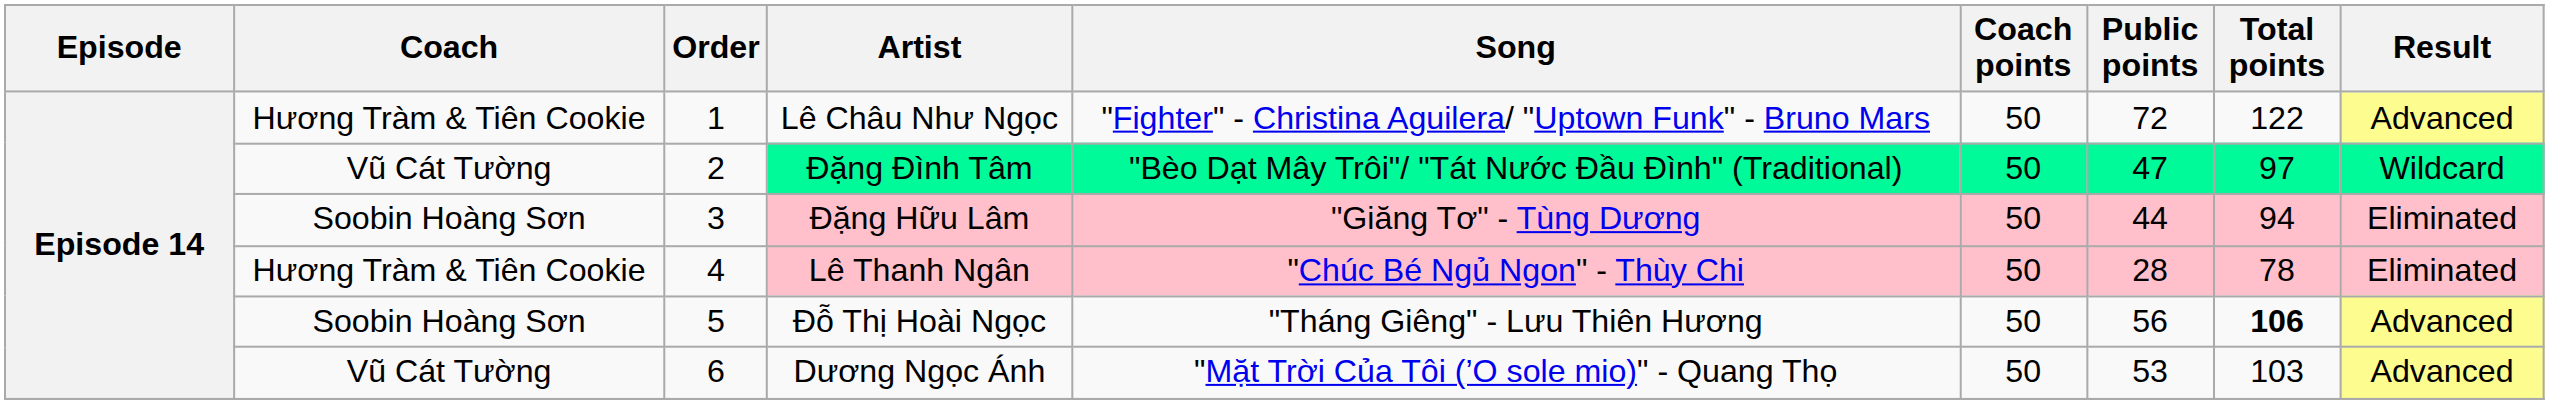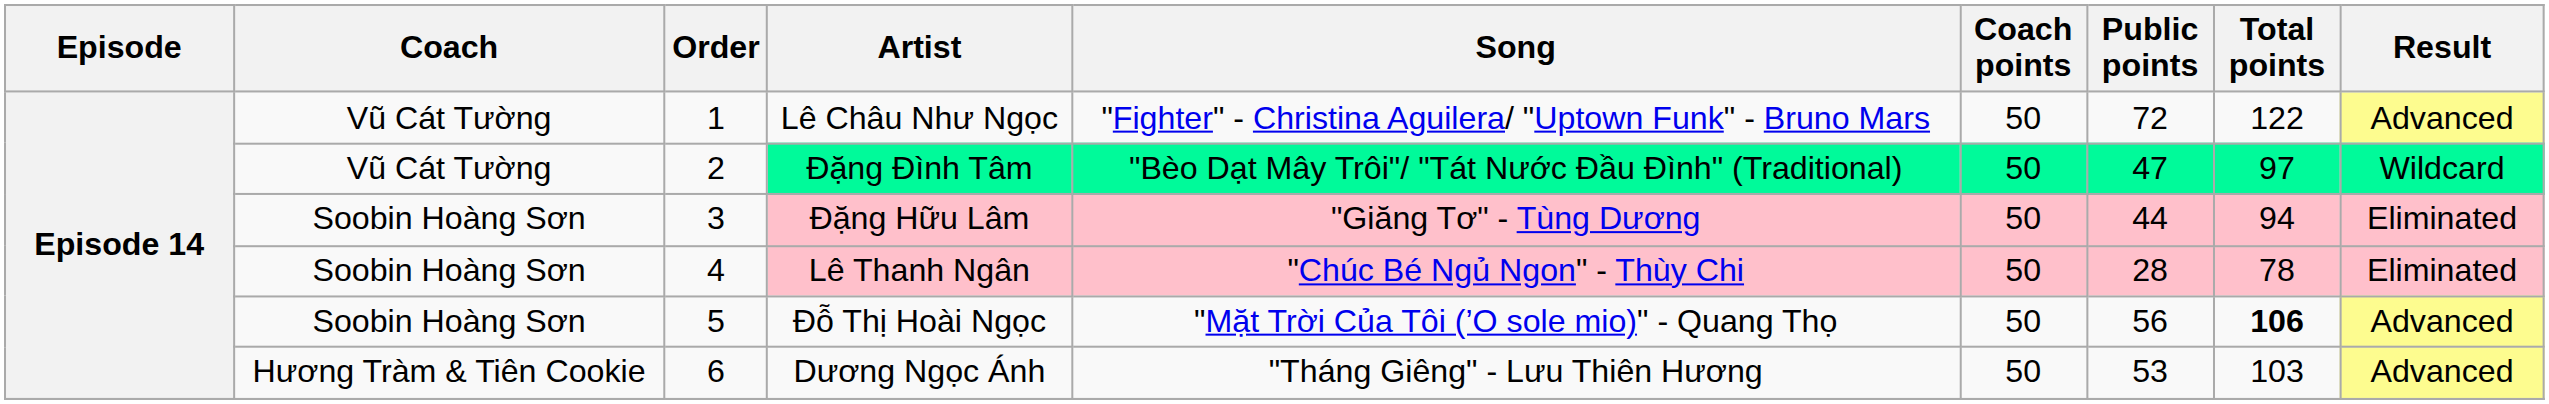(449, 117) Hương Tràm & Tiên Cookie -> (449, 117) Vũ Cát Tường
(449, 270) Hương Tràm & Tiên Cookie -> (449, 270) Soobin Hoàng Sơn
(1516, 321) "Tháng Giêng" - Lưu Thiên Hương -> (1516, 321) "Mặt Trời Của Tôi (’O sole mio)" - Quang Thọ
(449, 372) Vũ Cát Tường -> (449, 372) Hương Tràm & Tiên Cookie
(1516, 372) "Mặt Trời Của Tôi (’O sole mio)" - Quang Thọ -> (1516, 372) "Tháng Giêng" - Lưu Thiên Hương
